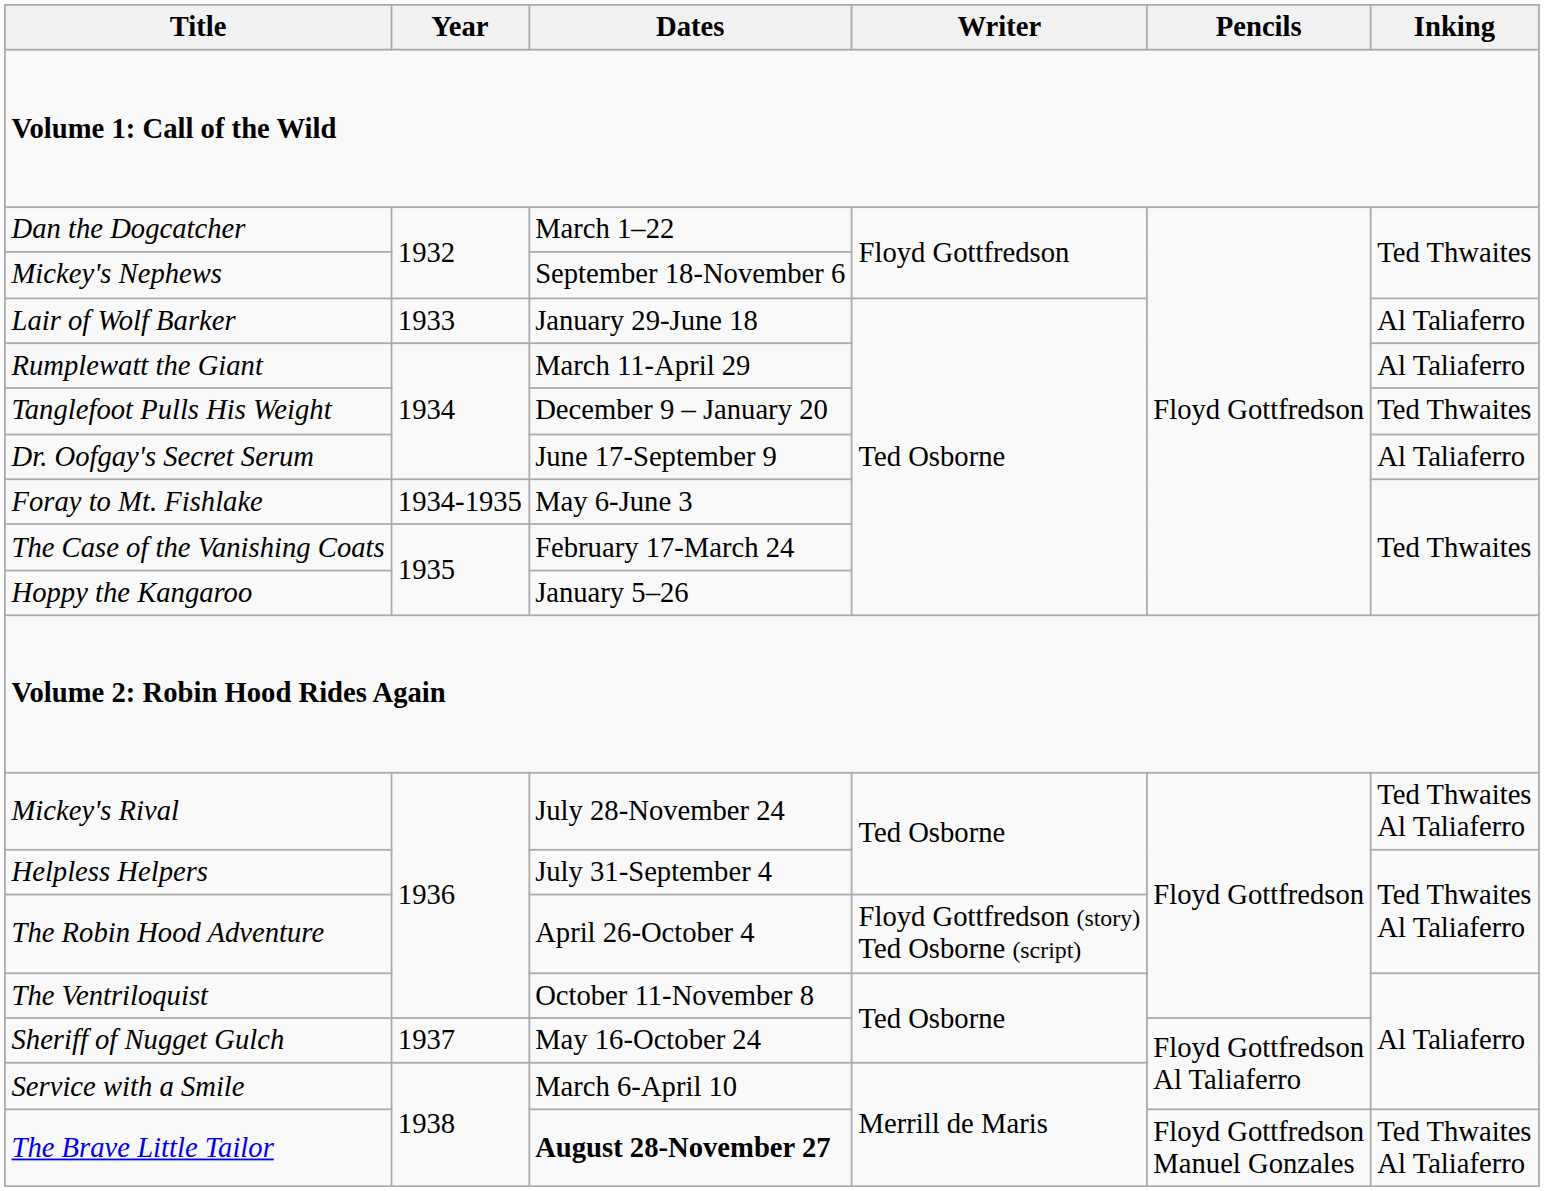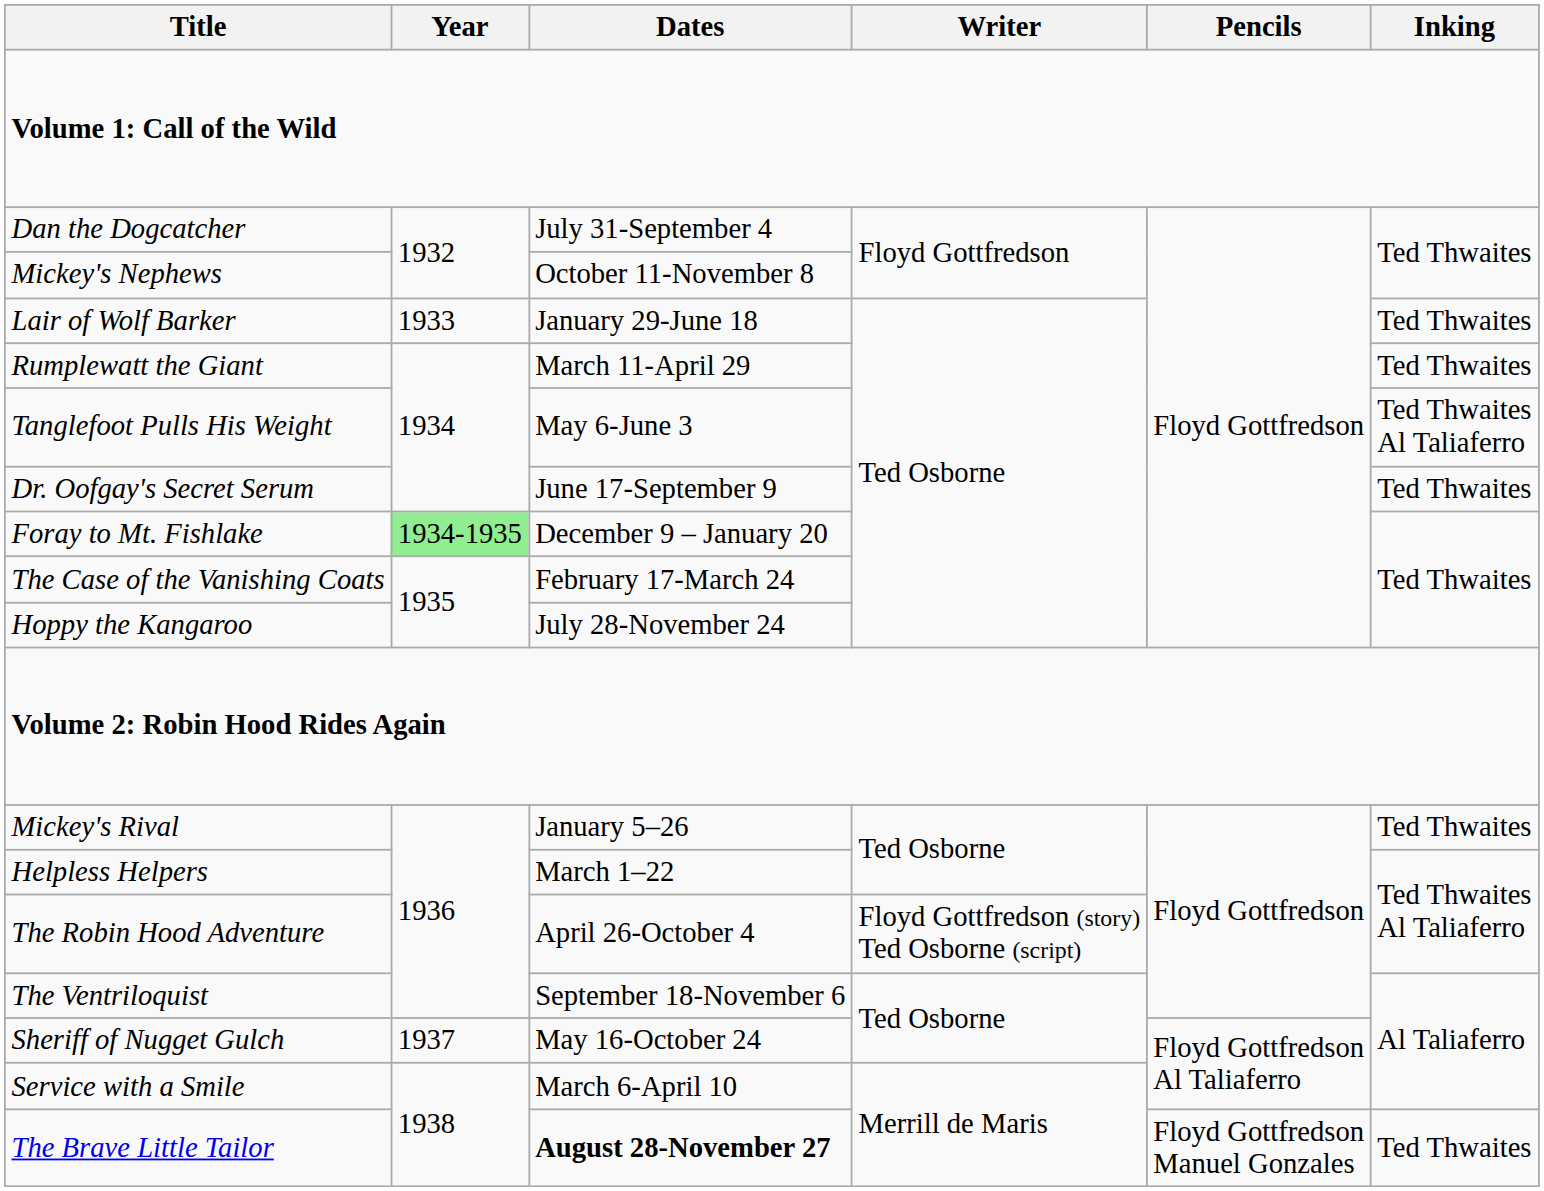(605, 229) March 1–22 -> (654, 229) July 31-September 4
(690, 274) September 18-November 6 -> (675, 274) October 11-November 8
(1451, 319) Al Taliaferro -> (1454, 319) Ted Thwaites
(1451, 365) Al Taliaferro -> (1454, 365) Ted Thwaites
(681, 410) December 9 – January 20 -> (614, 426) May 6-June 3
(1454, 410) Ted Thwaites -> (1454, 426) Ted Thwaites Al Taliaferro
(1451, 456) Al Taliaferro -> (1454, 488) Ted Thwaites
(460, 501) no background -> (460, 533) lightgreen background
(614, 501) May 6-June 3 -> (681, 533) December 9 – January 20
(612, 592) January 5–26 -> (660, 624) July 28-November 24
(660, 810) July 28-November 24 -> (612, 826) January 5–26
(1454, 810) Ted Thwaites Al Taliaferro -> (1454, 826) Ted Thwaites
(654, 871) July 31-September 4 -> (605, 871) March 1–22
(675, 994) October 11-November 8 -> (690, 994) September 18-November 6
(1454, 1147) Ted Thwaites Al Taliaferro -> (1454, 1147) Ted Thwaites
